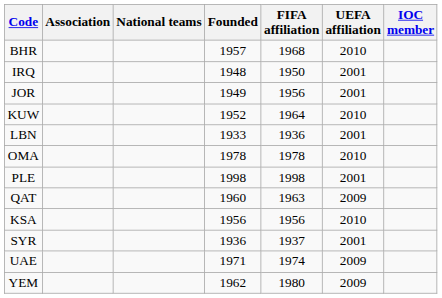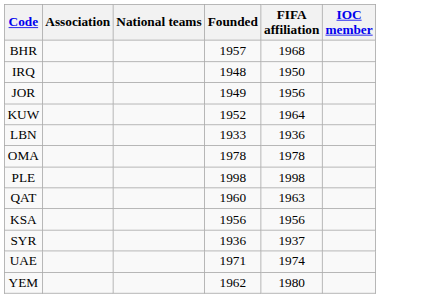- column: (353, 22)
